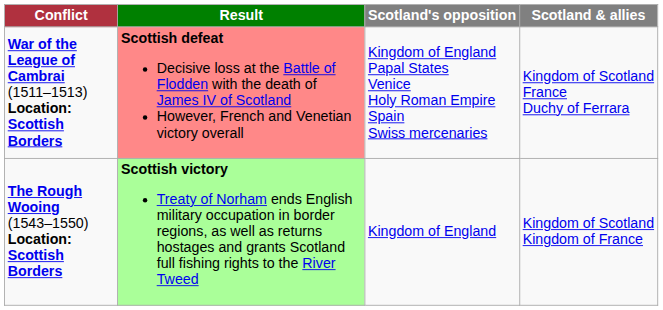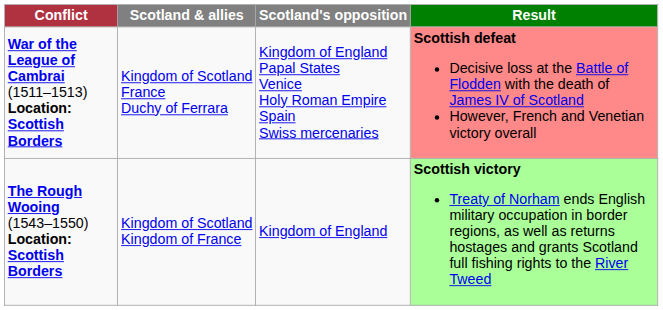columns swapped: (588, 15) <-> (241, 15)
